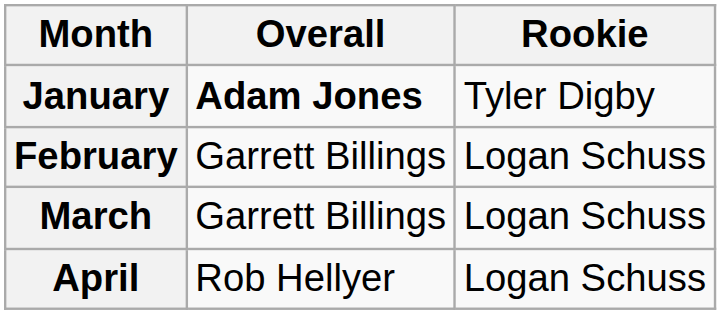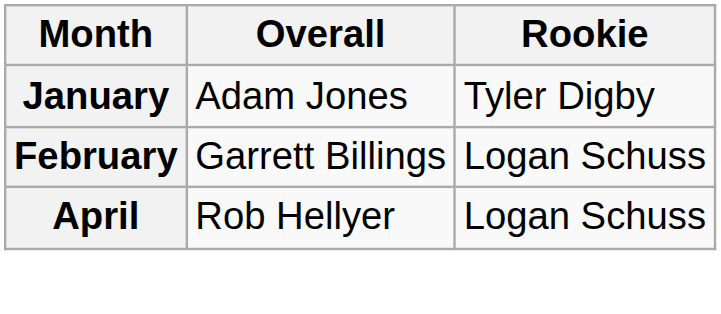(309, 95) bold -> (302, 95) normal
- row: (96, 216)
